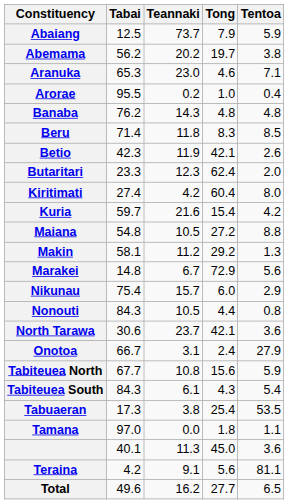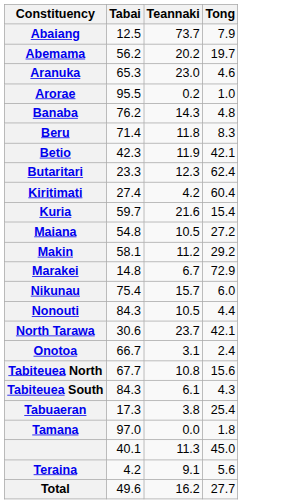- column: (261, 14)
